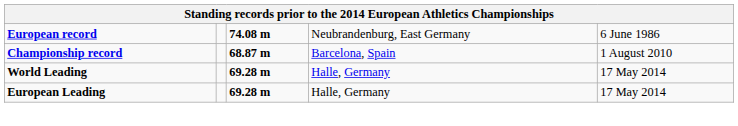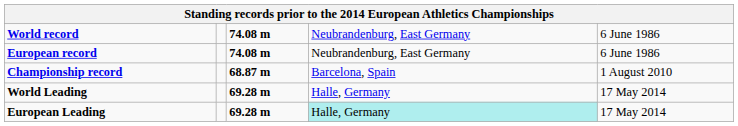+ row: (43, 33)
(351, 92) no background -> (351, 111) paleturquoise background
